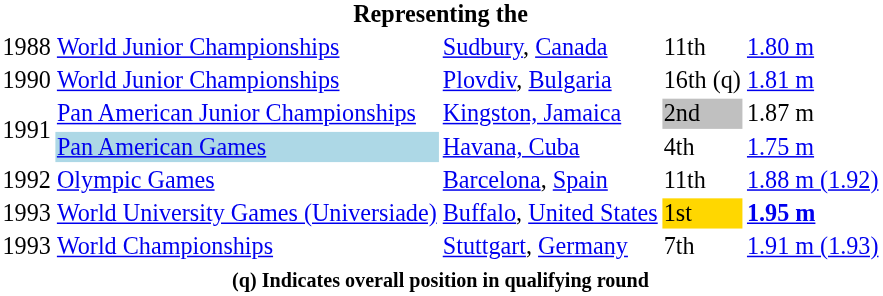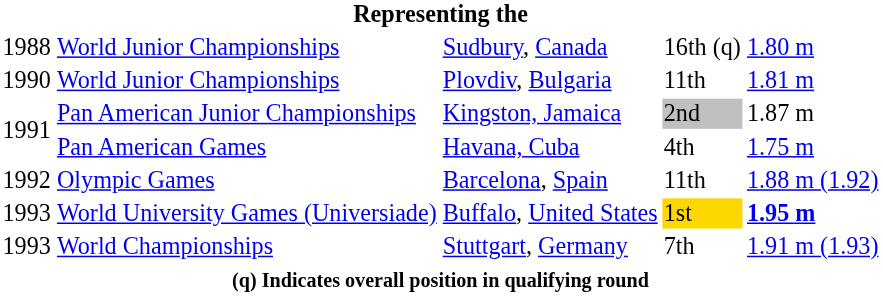(685, 47) 11th -> (702, 47) 16th (q)
(702, 80) 16th (q) -> (685, 80) 11th
(162, 146) lightblue background -> (162, 146) no background
